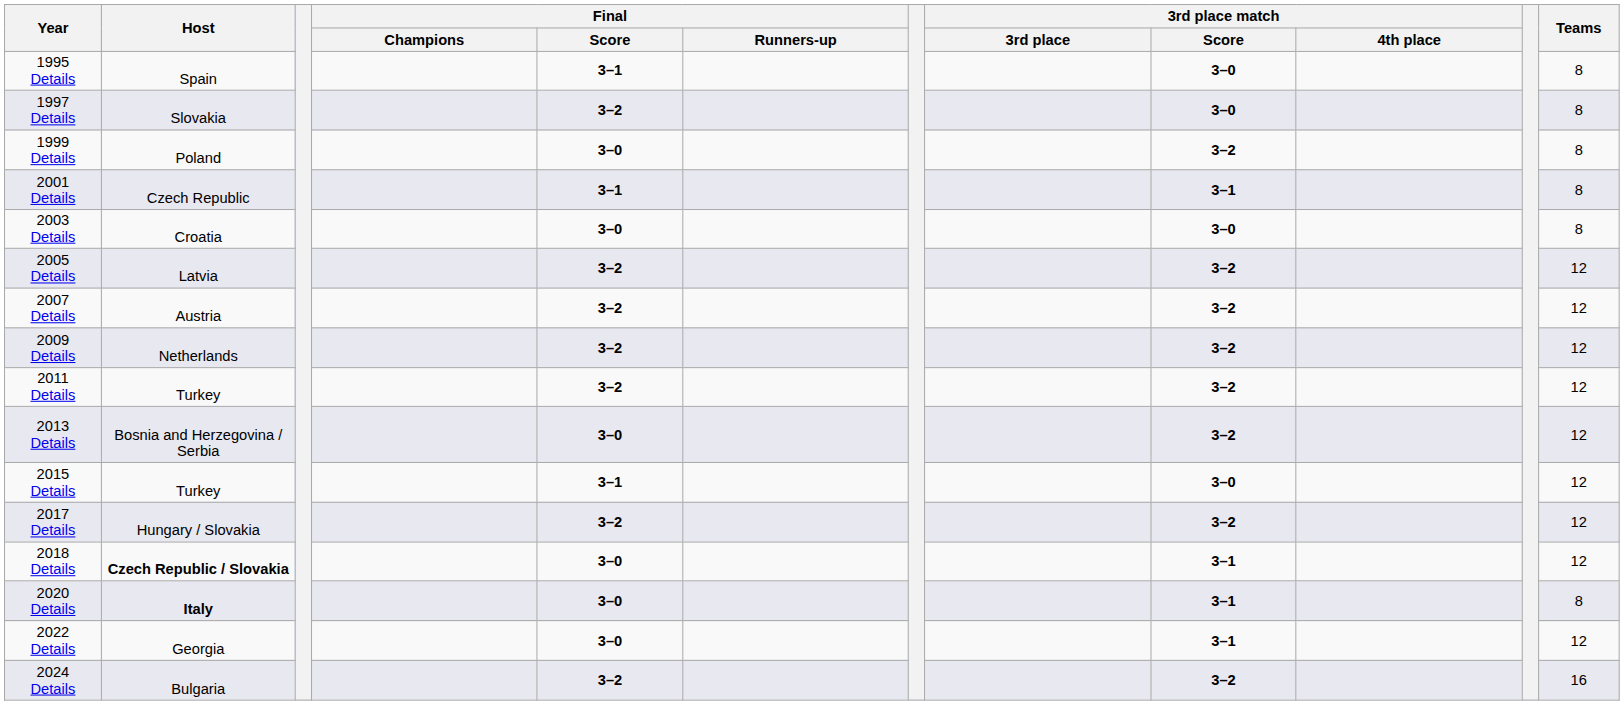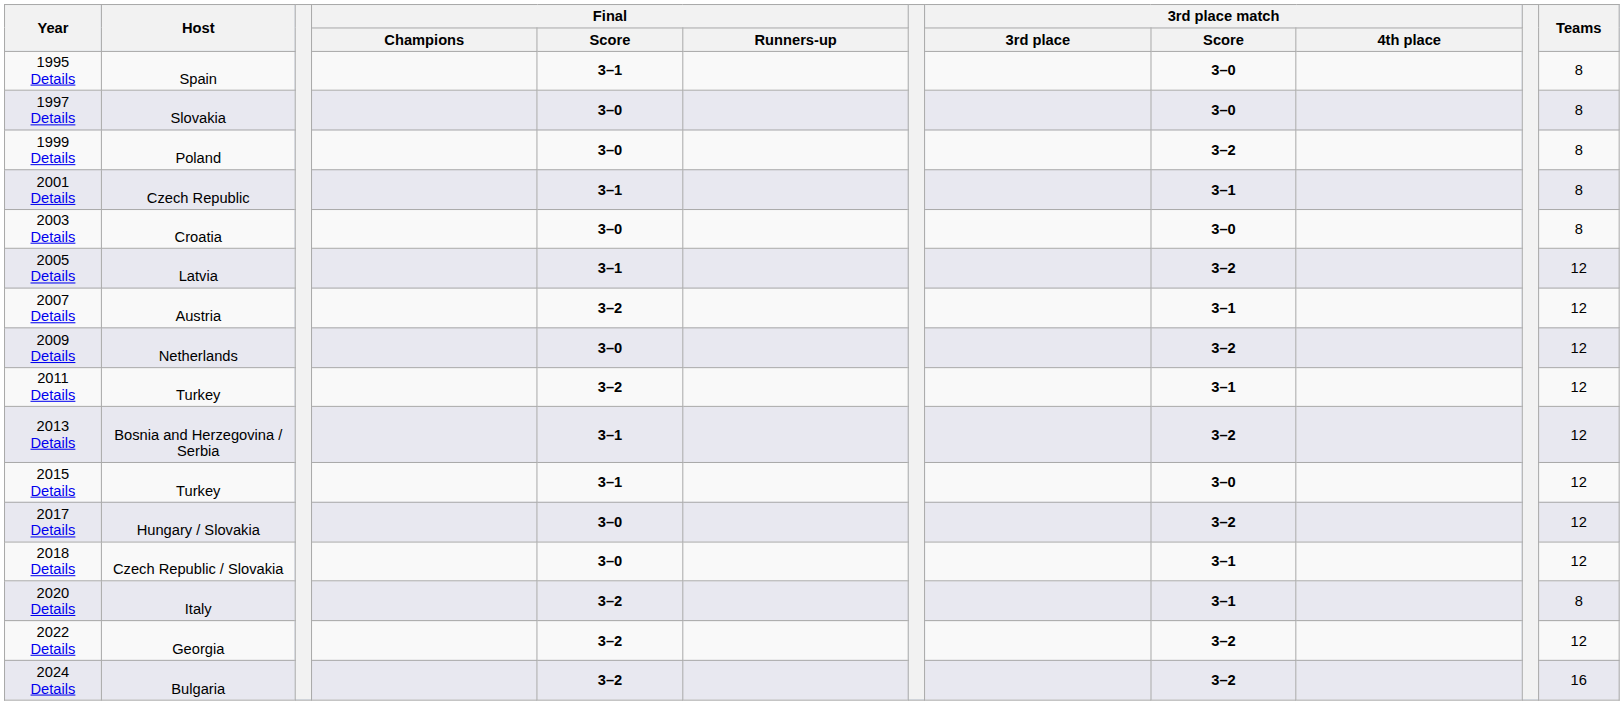(610, 111) 3–2 -> (610, 111) 3–0
(610, 269) 3–2 -> (610, 269) 3–1
(1224, 308) 3–2 -> (1224, 308) 3–1
(610, 348) 3–2 -> (610, 348) 3–0
(1224, 387) 3–2 -> (1224, 387) 3–1
(610, 435) 3–0 -> (610, 435) 3–1
(610, 522) 3–2 -> (610, 522) 3–0
(198, 570) bold -> (198, 570) normal
(198, 609) bold -> (198, 609) normal
(610, 601) 3–0 -> (610, 601) 3–2
(610, 641) 3–0 -> (610, 641) 3–2
(1224, 641) 3–1 -> (1224, 641) 3–2
